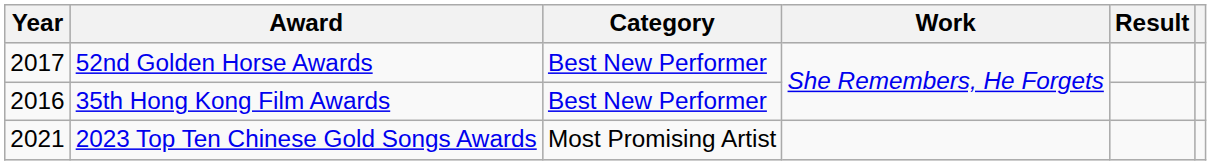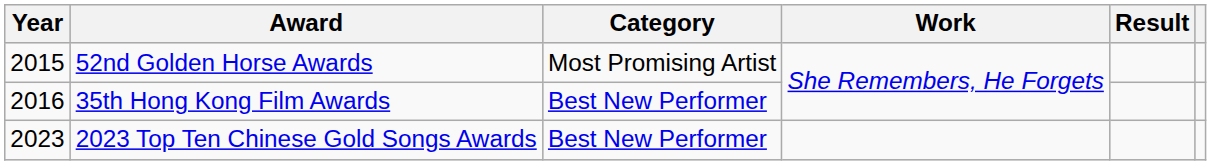(37, 62) 2017 -> (37, 62) 2015
(657, 62) Best New Performer -> (662, 62) Most Promising Artist
(37, 139) 2021 -> (37, 139) 2023
(662, 139) Most Promising Artist -> (657, 139) Best New Performer
